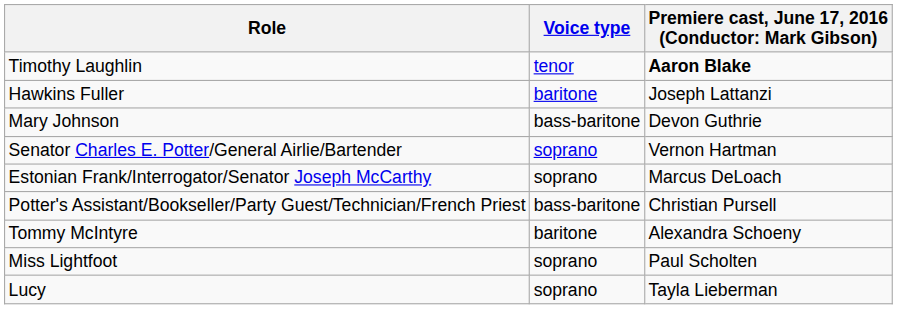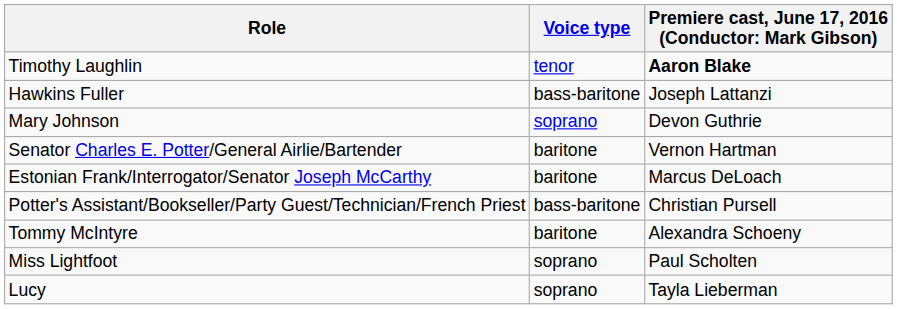(565, 94) baritone -> (587, 94) bass-baritone
(587, 121) bass-baritone -> (565, 121) soprano
(565, 149) soprano -> (565, 149) baritone
(565, 177) soprano -> (565, 177) baritone
